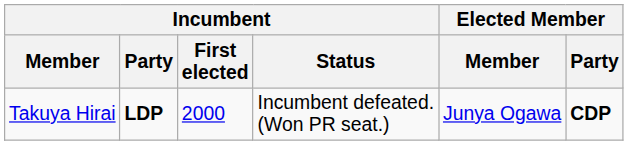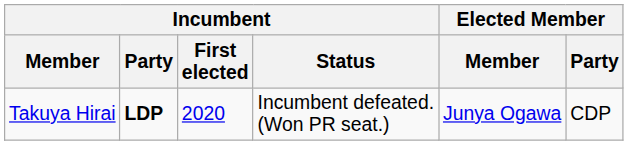(203, 113) 2000 -> (203, 113) 2020
(591, 113) bold -> (591, 113) normal
